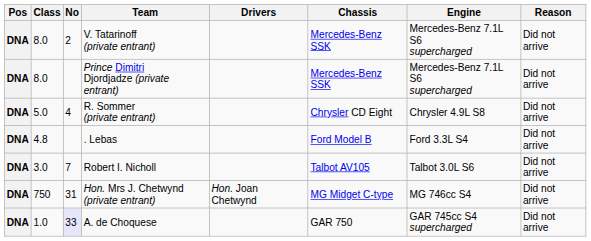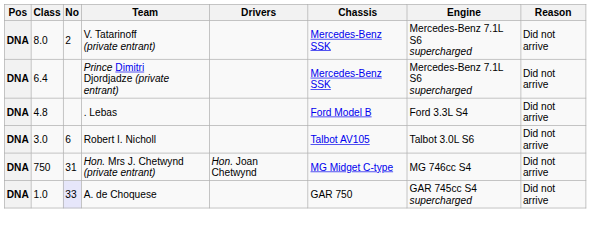(41, 79) 8.0 -> (41, 79) 6.4
- row: (120, 112)
(68, 167) 7 -> (68, 140) 6
